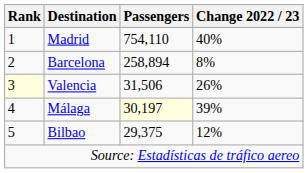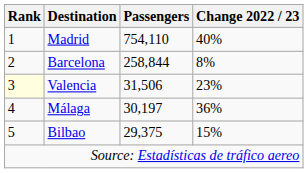(146, 62) 258,894 -> (146, 62) 258,844
(209, 85) 26% -> (209, 85) 23%
(143, 109) lightyellow background -> (143, 109) no background
(209, 109) 39% -> (209, 109) 36%
(209, 132) 12% -> (209, 132) 15%
